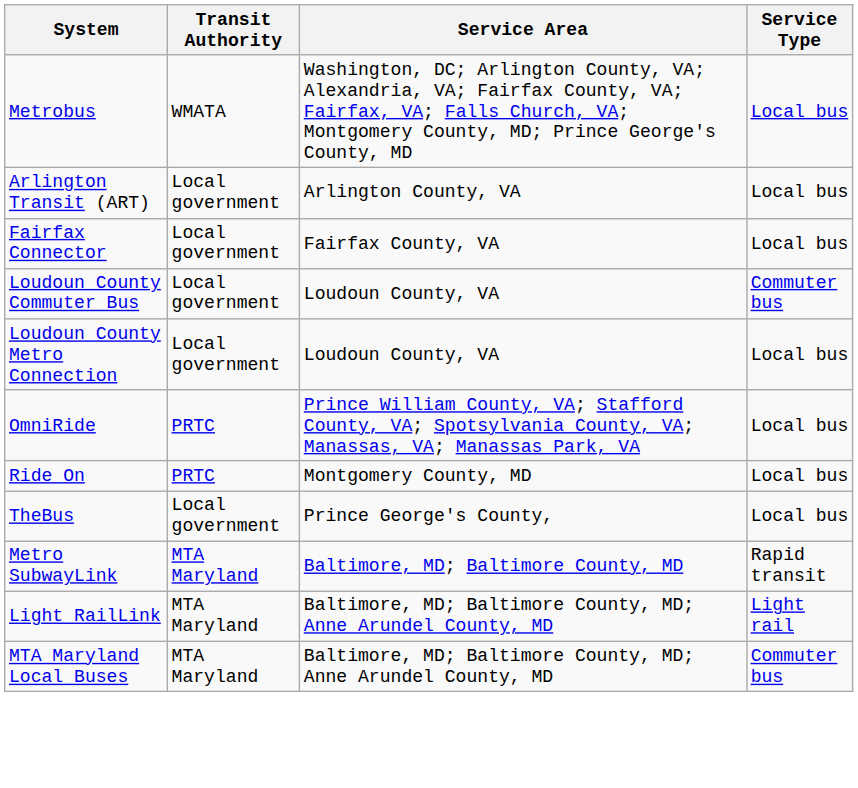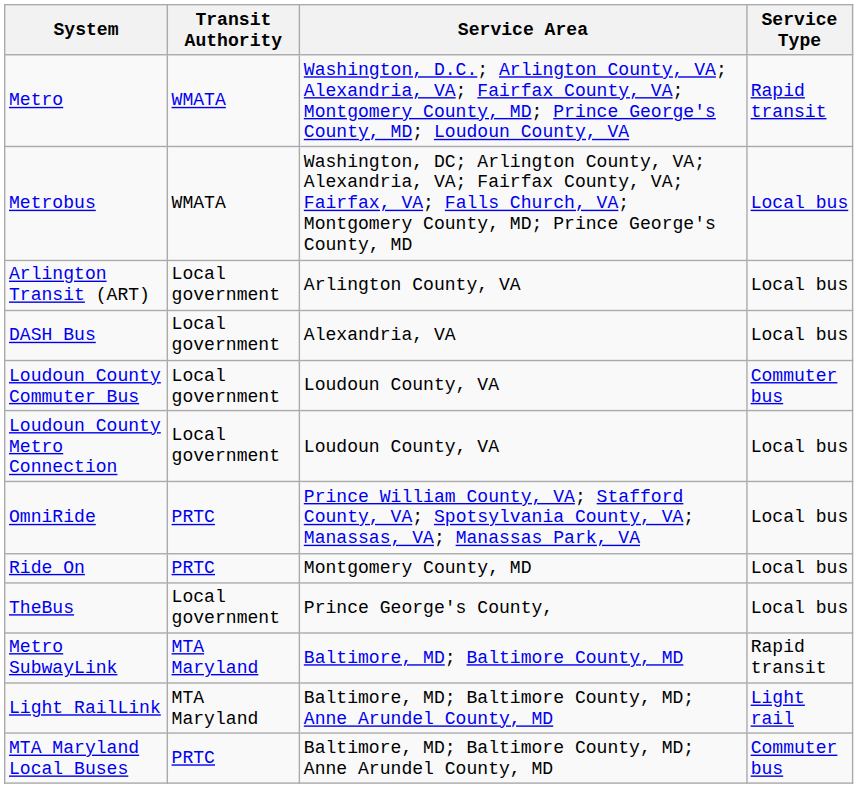+ row: (36, 101)
+ row: (52, 335)
- row: (58, 243)
(215, 667) MTA Maryland -> (193, 759) PRTC
